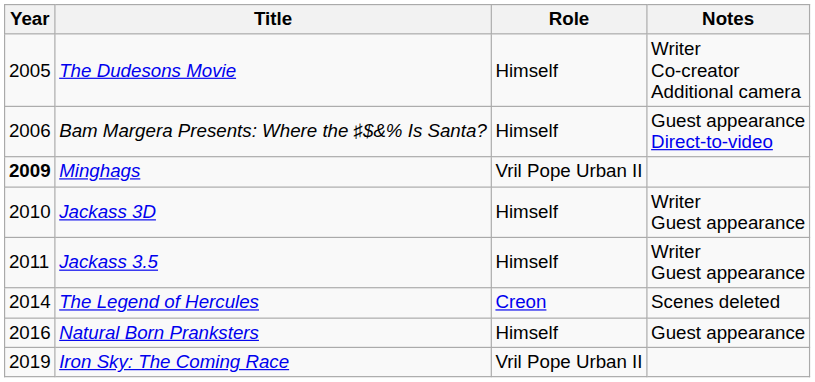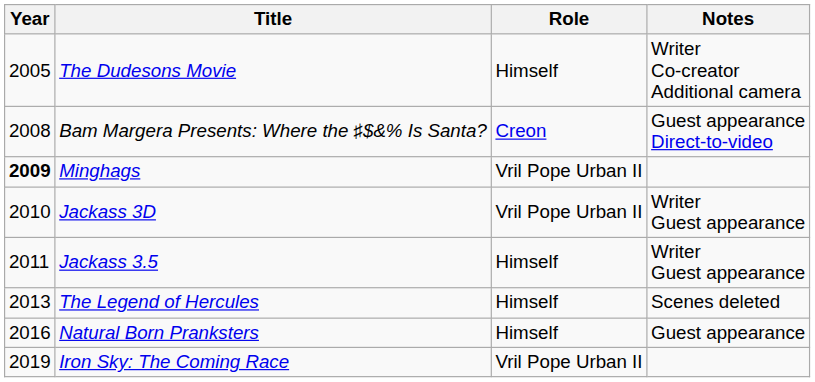(30, 131) 2006 -> (30, 131) 2008
(527, 131) Himself -> (521, 131) Creon
(527, 211) Himself -> (569, 211) Vril Pope Urban II
(30, 302) 2014 -> (30, 302) 2013
(521, 302) Creon -> (527, 302) Himself
